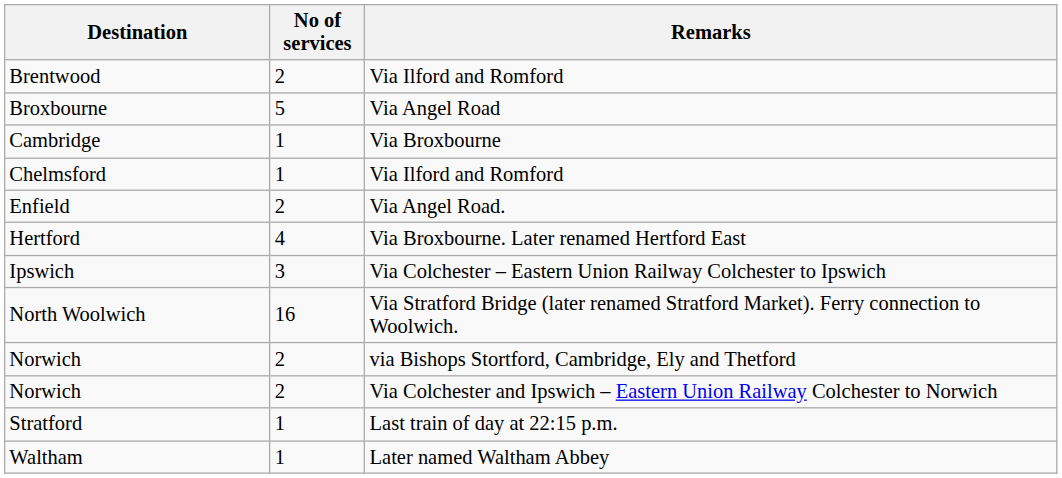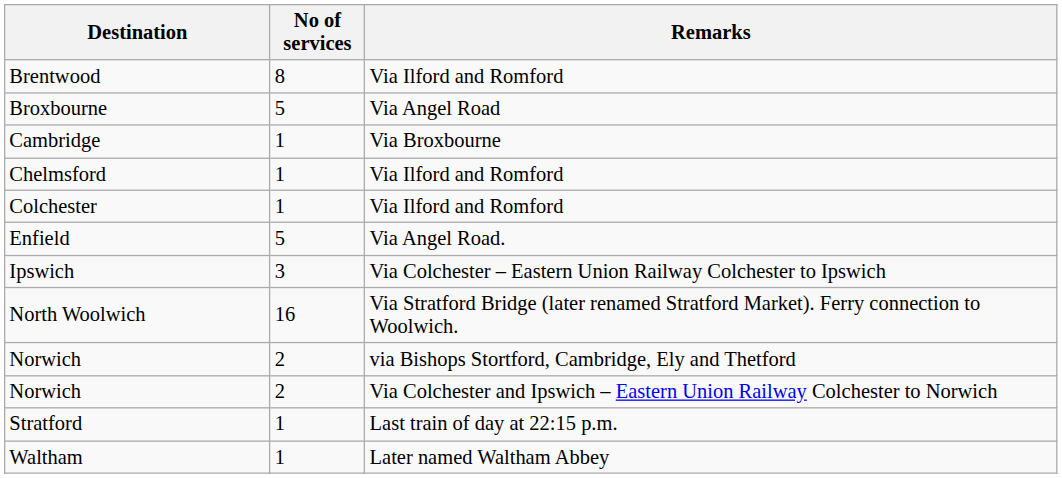(280, 76) 2 -> (280, 76) 8
+ row: (53, 206)
(280, 206) 2 -> (280, 238) 5
- row: (45, 238)
